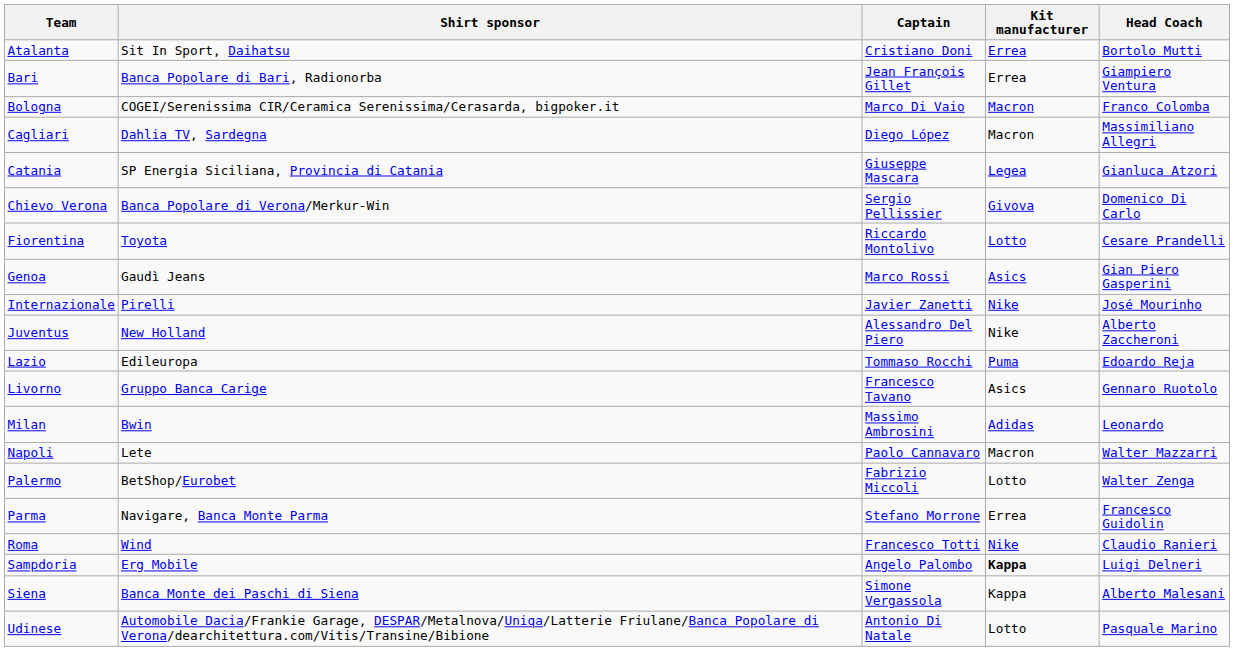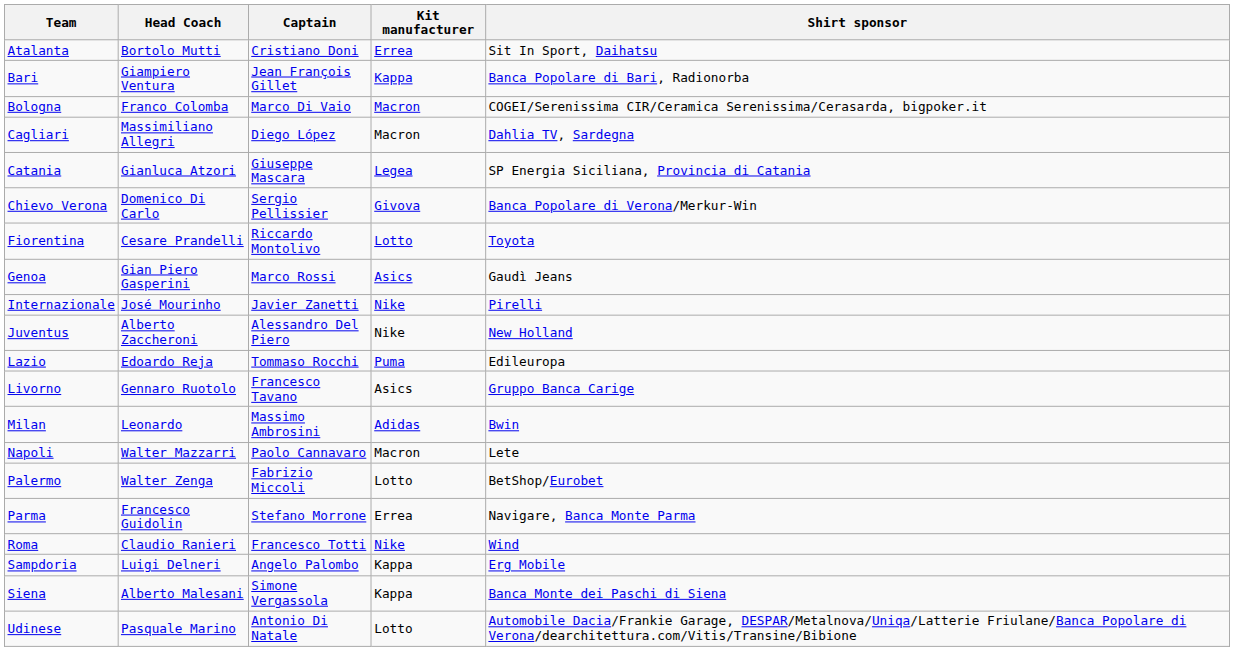columns swapped: (1164, 22) <-> (490, 22)
(1007, 78) Errea -> (393, 78) Kappa
(1007, 565) bold -> (393, 565) normal
